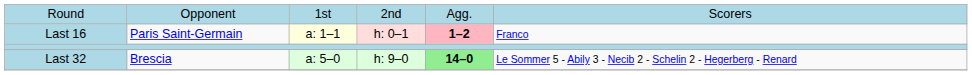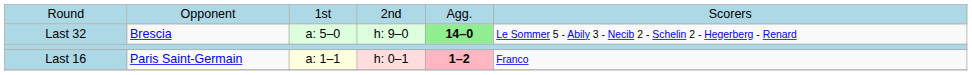rows swapped: (66, 59) <-> (66, 34)
